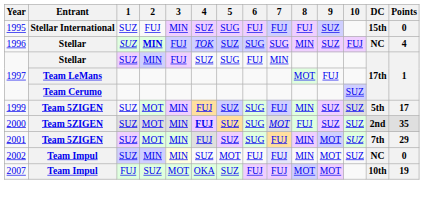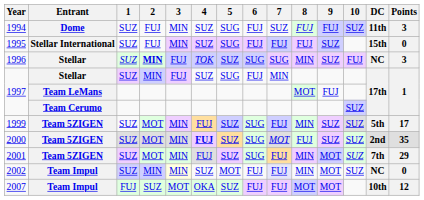+ row: (16, 28)
(404, 44) 4 -> (404, 60) 3
(404, 171) 19 -> (404, 187) 12
